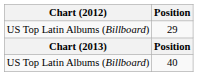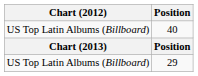rows swapped: (172, 29) <-> (172, 63)
